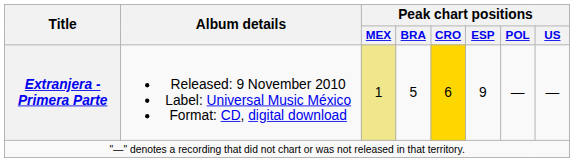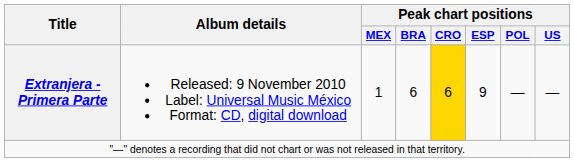(379, 92) khaki background -> (379, 92) no background
(413, 92) 5 -> (413, 92) 6
